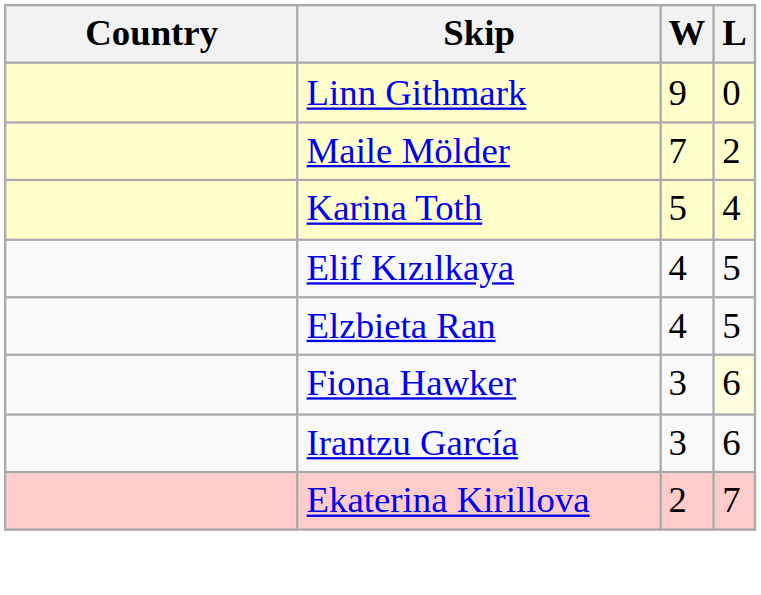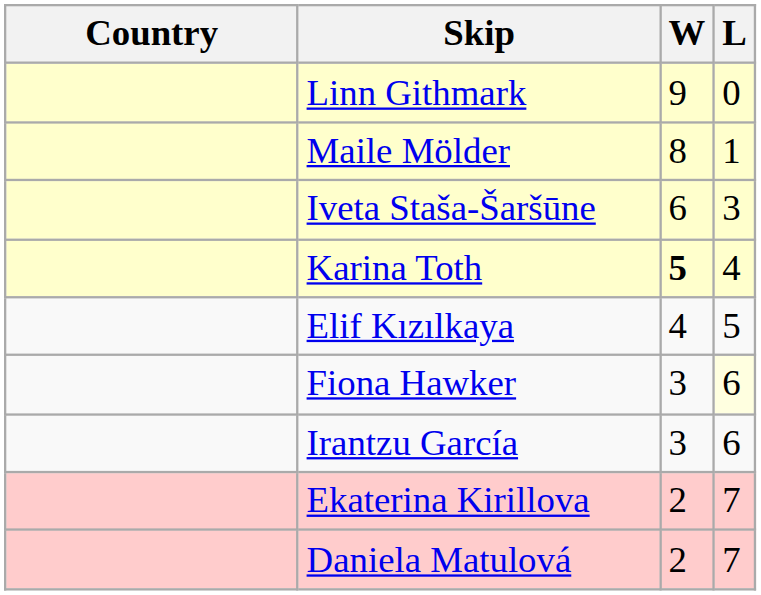(678, 150) 7 -> (678, 150) 8
(732, 150) 2 -> (732, 150) 1
+ row: (451, 208)
(678, 208) normal -> (678, 267) bold
- row: (401, 325)
+ row: (439, 558)
